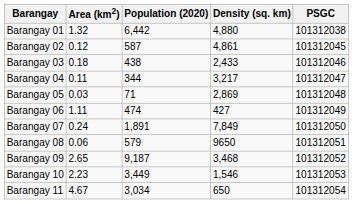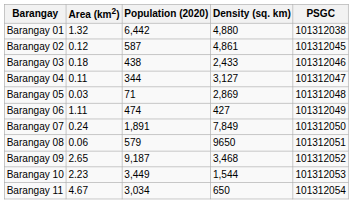(226, 79) 3,217 -> (226, 79) 3,127
(226, 175) 1,546 -> (226, 175) 1,544
